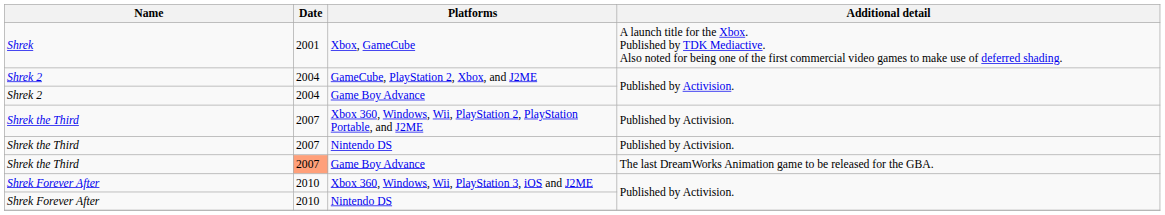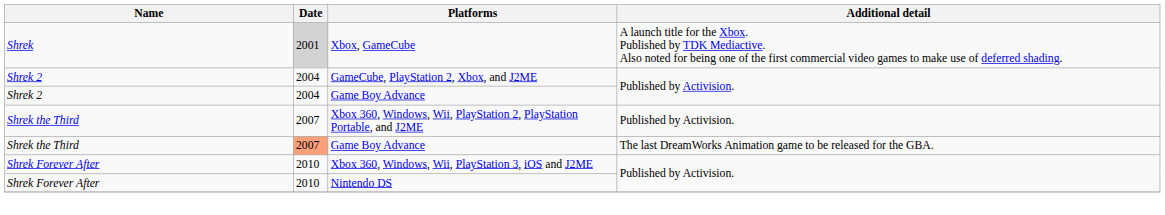(308, 45) no background -> (308, 45) lightgrey background
- row: (43, 145)
